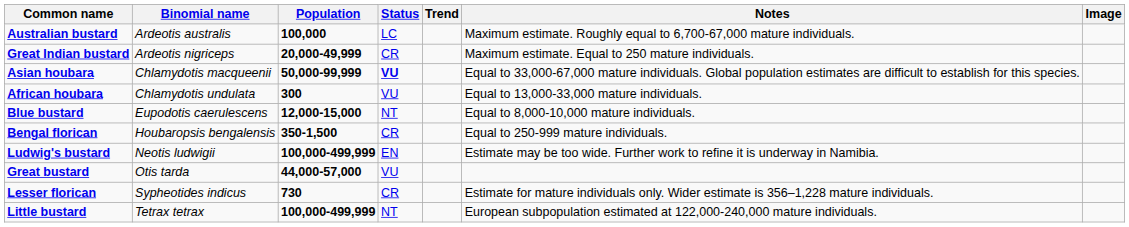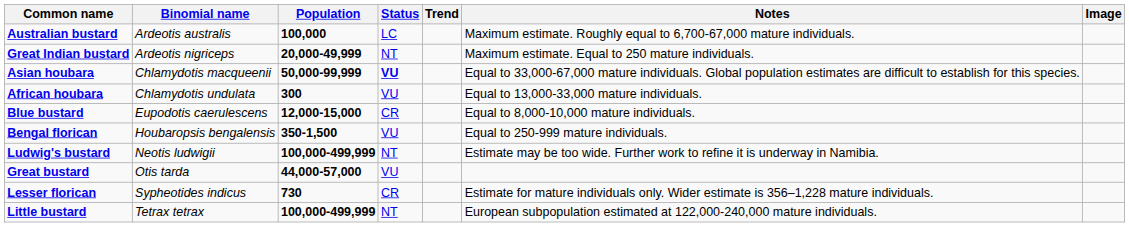(390, 53) CR -> (389, 53) NT
(389, 113) NT -> (390, 113) CR
(390, 133) CR -> (390, 133) VU
(390, 152) EN -> (389, 152) NT
